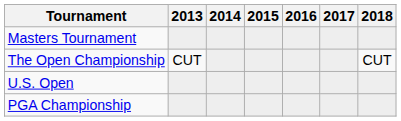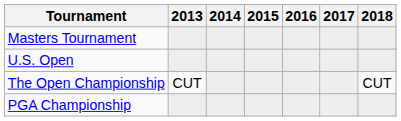rows swapped: (41, 83) <-> (86, 61)
